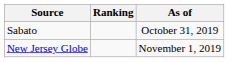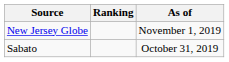rows swapped: (47, 48) <-> (22, 30)
